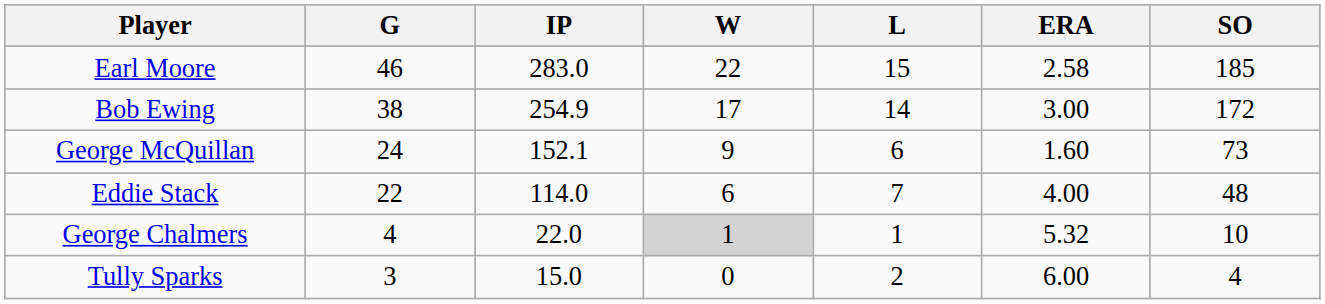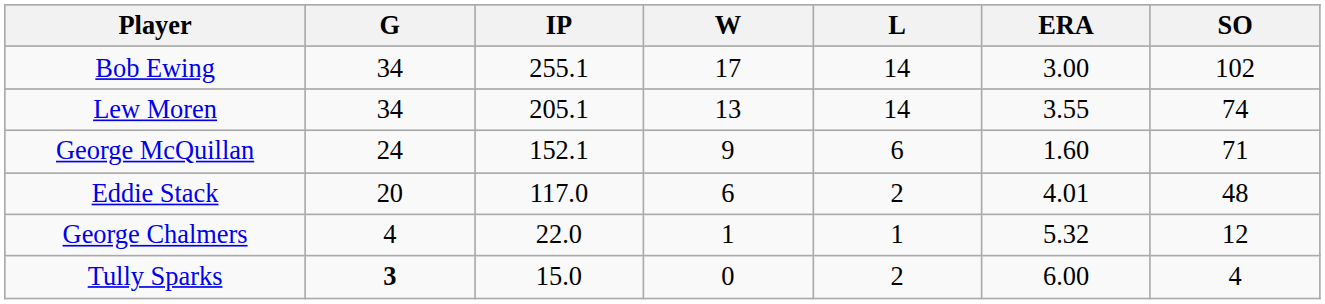- row: (155, 67)
(390, 109) 38 -> (390, 67) 34
(559, 109) 254.9 -> (559, 67) 255.1
(1235, 109) 172 -> (1235, 67) 102
+ row: (155, 109)
(1235, 151) 73 -> (1235, 151) 71
(390, 192) 22 -> (390, 192) 20
(559, 192) 114.0 -> (559, 192) 117.0
(897, 192) 7 -> (897, 192) 2
(1066, 192) 4.00 -> (1066, 192) 4.01
(728, 234) lightgrey background -> (728, 234) no background
(1235, 234) 10 -> (1235, 234) 12
(390, 276) normal -> (390, 276) bold
